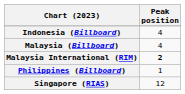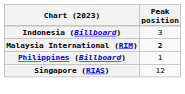(160, 32) 4 -> (160, 32) 3
- row: (72, 45)
